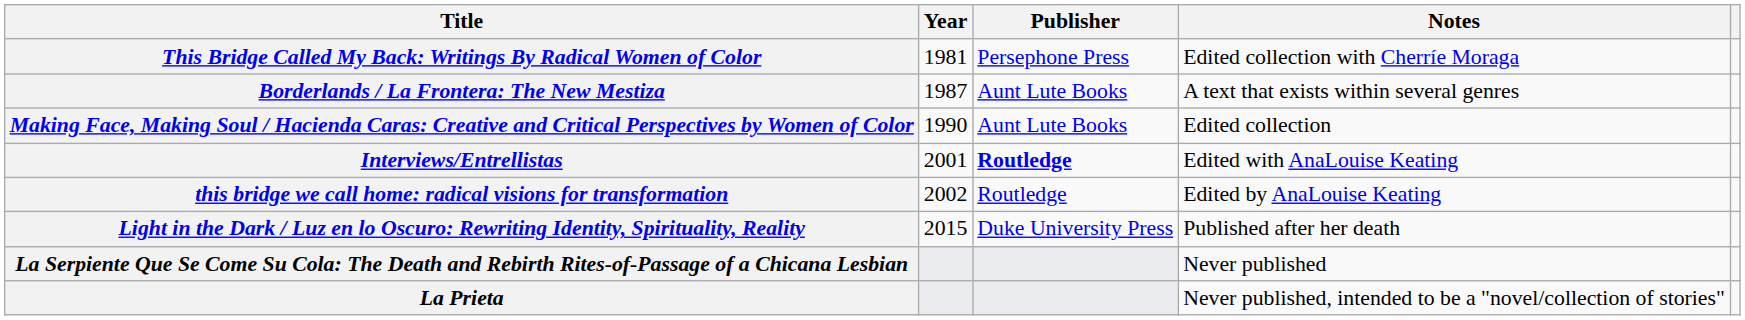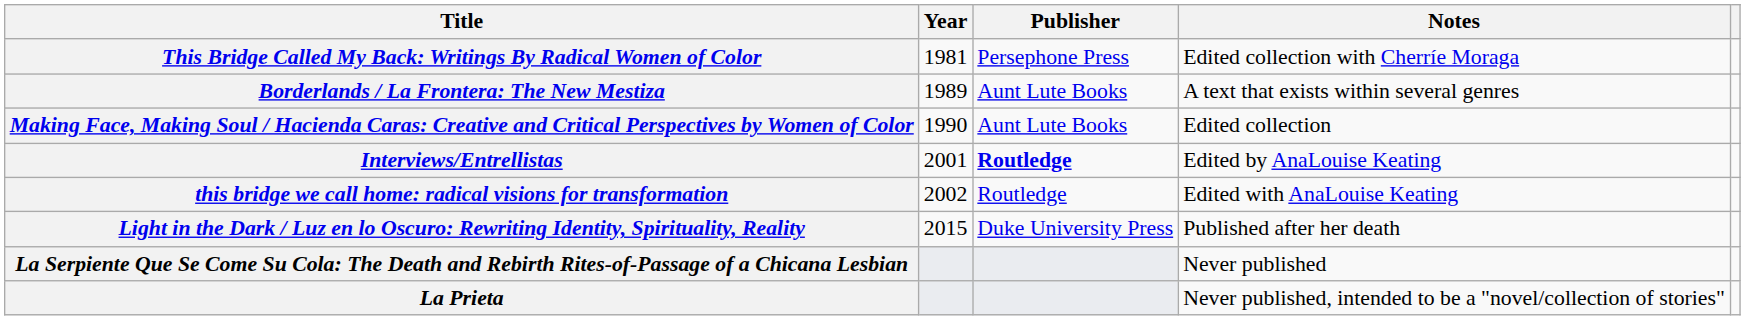(946, 90) 1987 -> (946, 90) 1989
(1321, 159) Edited with AnaLouise Keating -> (1312, 159) Edited by AnaLouise Keating
(1312, 194) Edited by AnaLouise Keating -> (1321, 194) Edited with AnaLouise Keating
